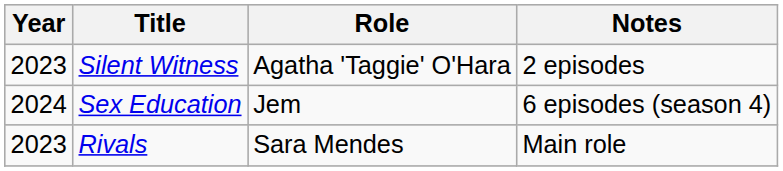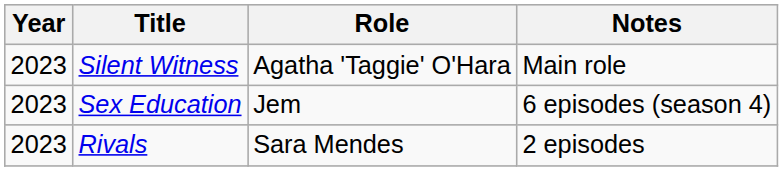(584, 64) 2 episodes -> (574, 64) Main role
(39, 104) 2024 -> (39, 104) 2023
(574, 144) Main role -> (584, 144) 2 episodes
